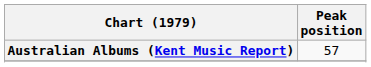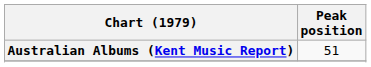(331, 51) 57 -> (331, 51) 51
